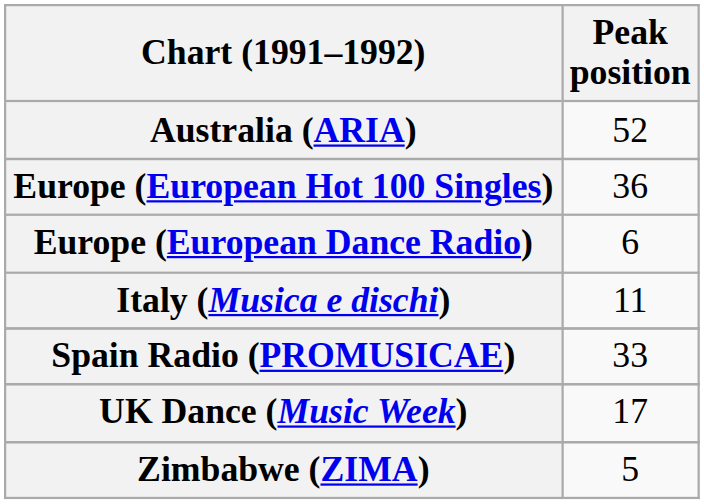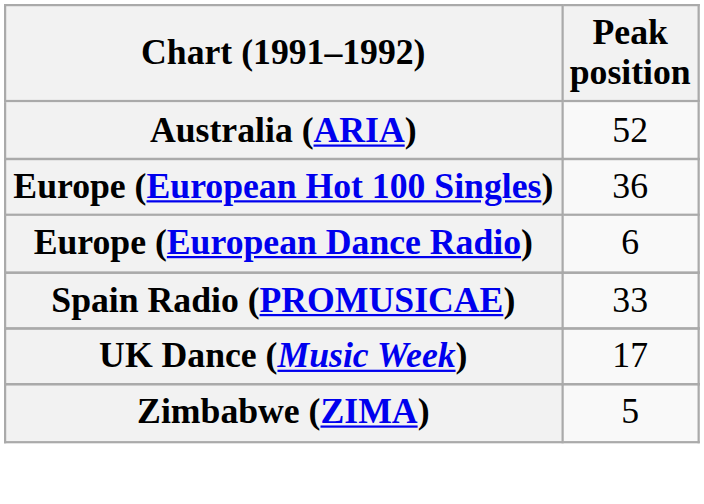- row: (283, 299)
